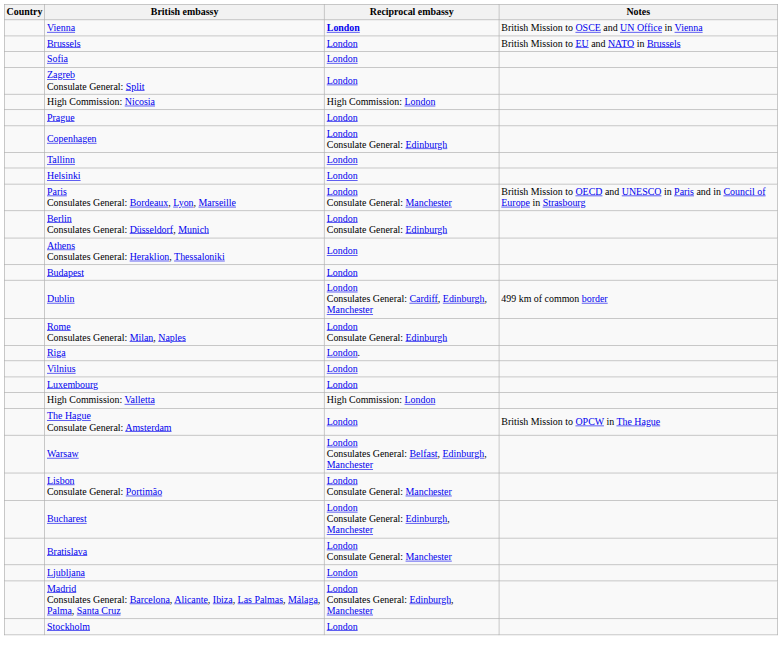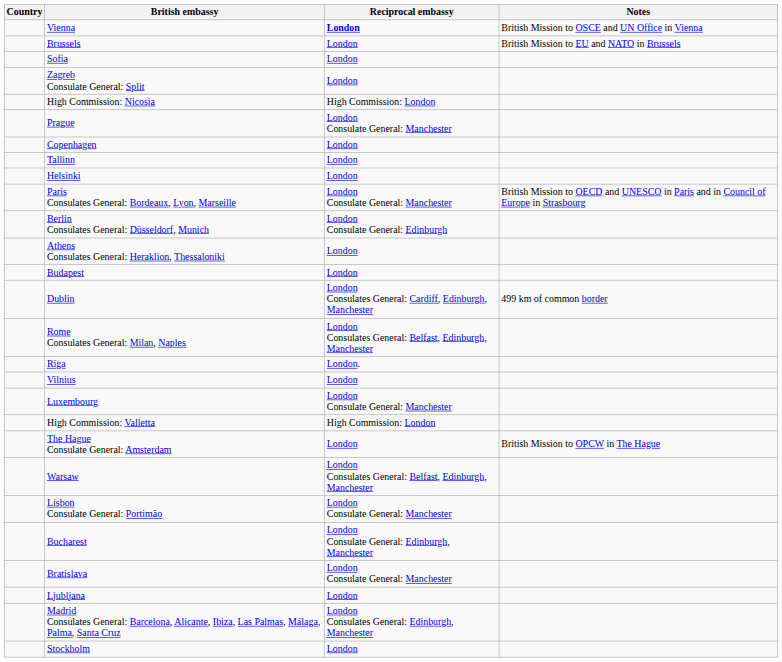(342, 117) London -> (389, 123) London Consulate General: Manchester
(387, 139) London Consulate General: Edinburgh -> (342, 144) London
(387, 332) London Consulate General: Edinburgh -> (407, 337) London Consulates General: Belfast, Edinburgh, Manchester
(342, 384) London -> (389, 401) London Consulate General: Manchester
